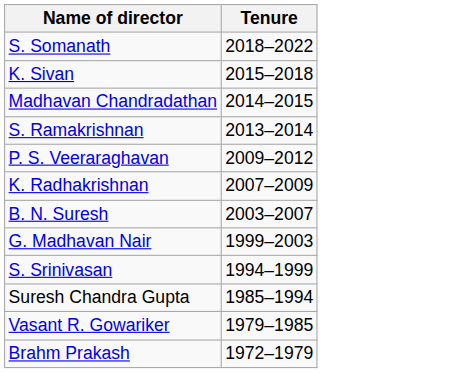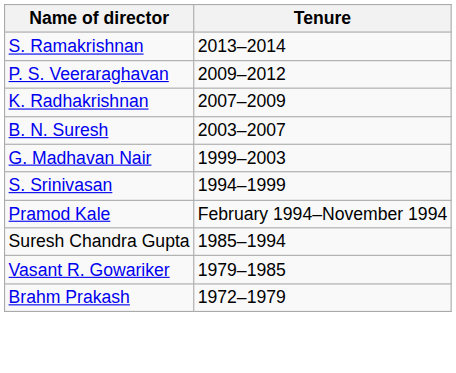- row: (59, 46)
- row: (41, 74)
- row: (113, 102)
+ row: (59, 213)
